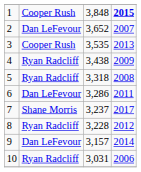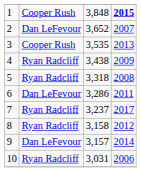(49, 110) Shane Morris -> (50, 110) Ryan Radcliff
(97, 126) 3,228 -> (97, 126) 3,158
